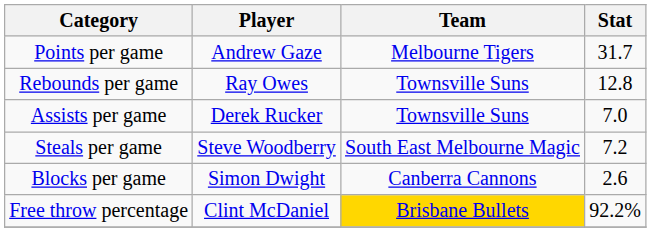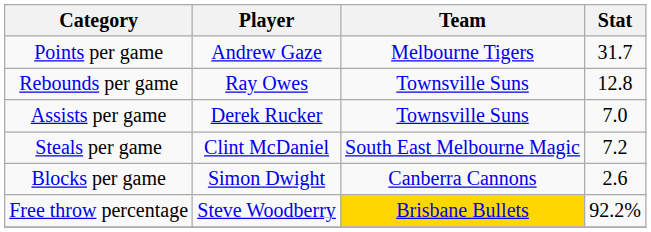(267, 147) Steve Woodberry -> (267, 147) Clint McDaniel
(267, 210) Clint McDaniel -> (267, 210) Steve Woodberry
